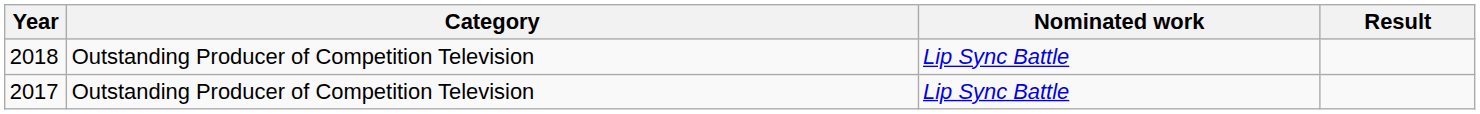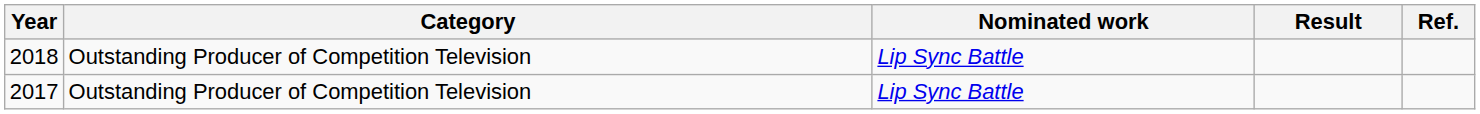+ column: (1438, 21)
